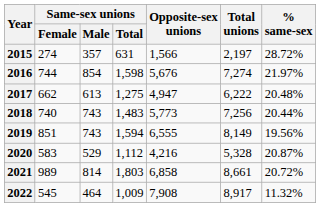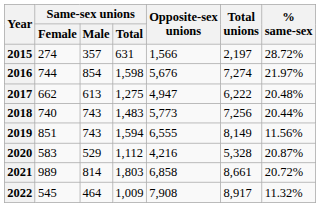(284, 133) 19.56% -> (284, 133) 11.56%
